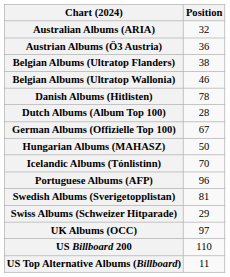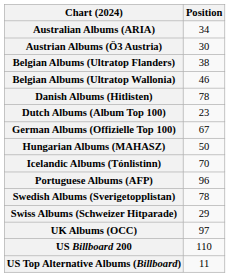(204, 29) 32 -> (204, 29) 34
(204, 46) 36 -> (204, 46) 30
(204, 113) 28 -> (204, 113) 23
(204, 197) 81 -> (204, 197) 78
